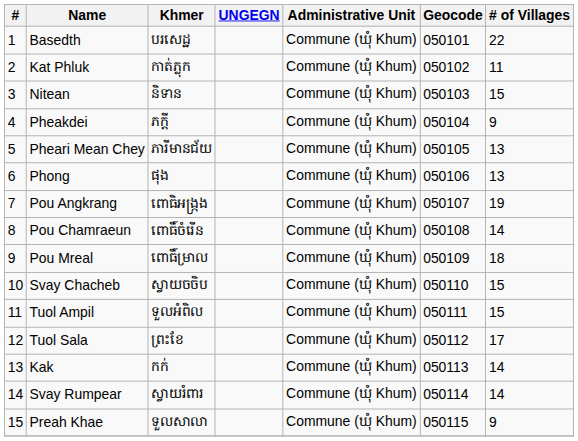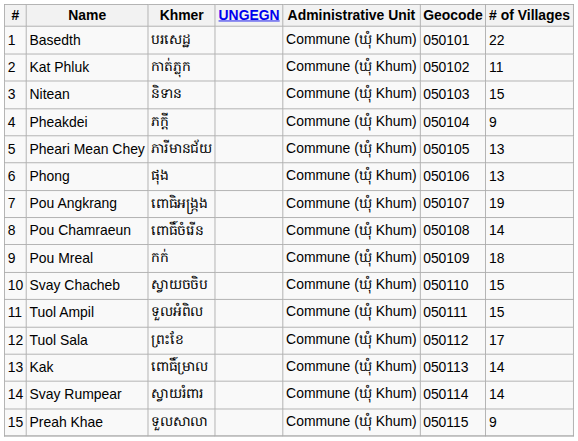(180, 257) ពោធិ៍ម្រាល -> (160, 257) កក់
(160, 366) កក់ -> (180, 366) ពោធិ៍ម្រាល
